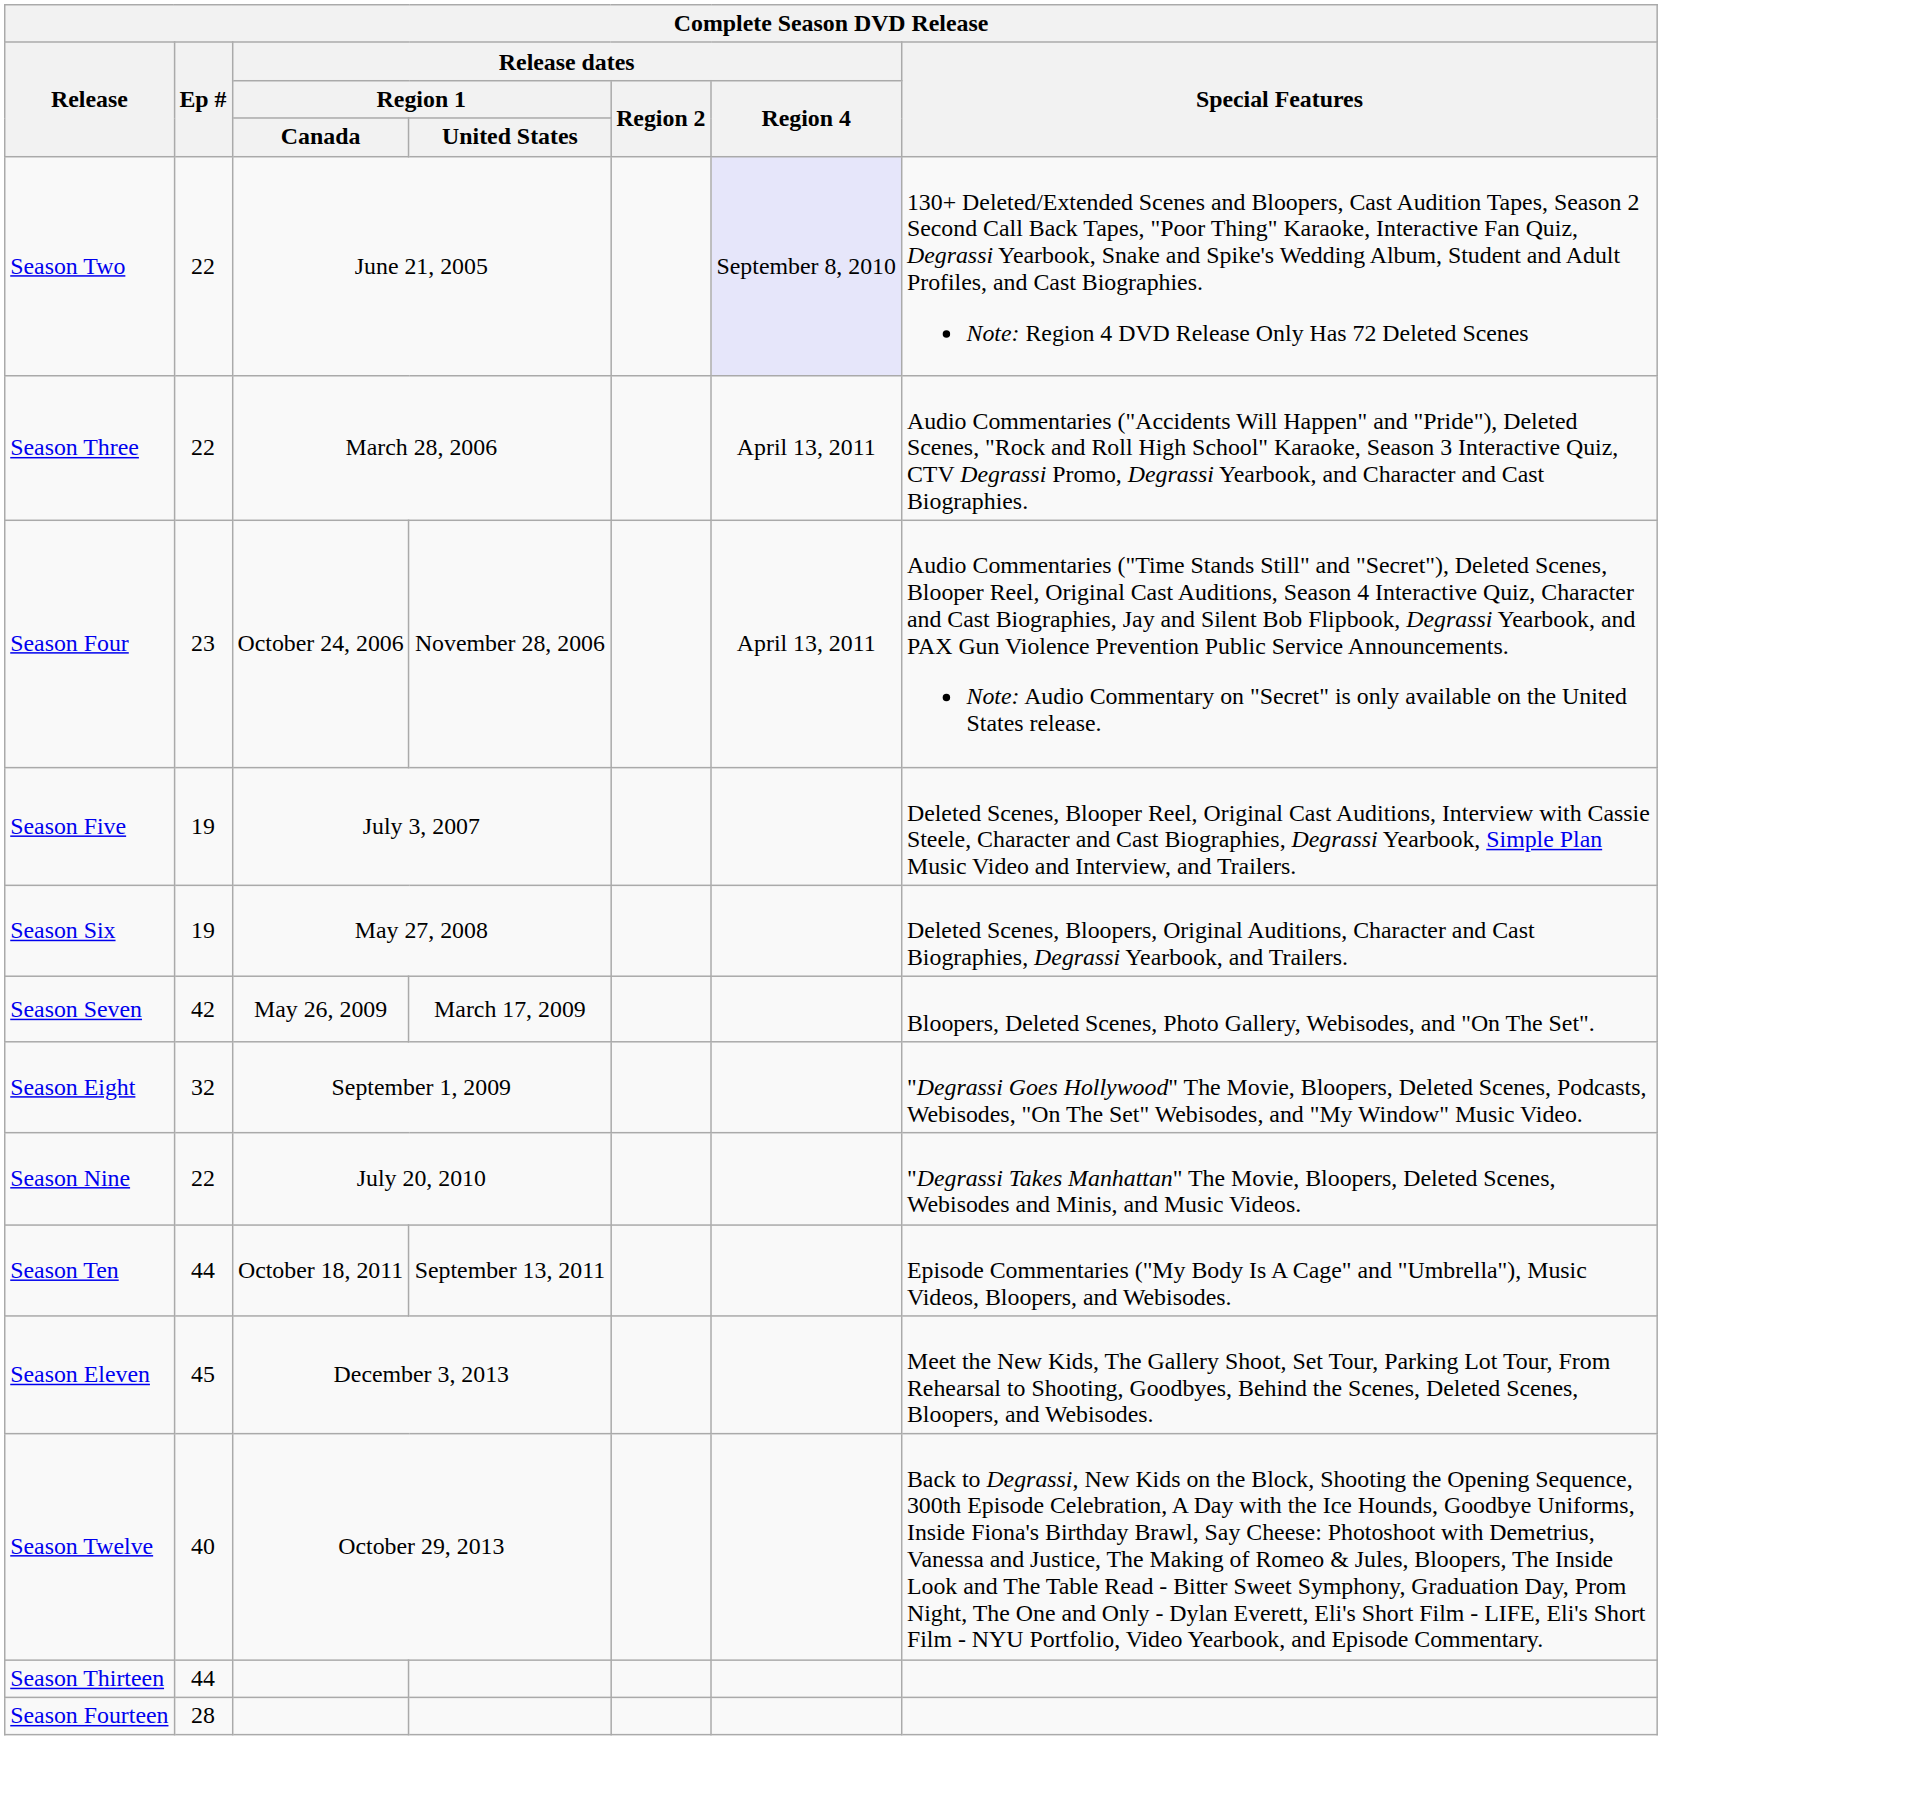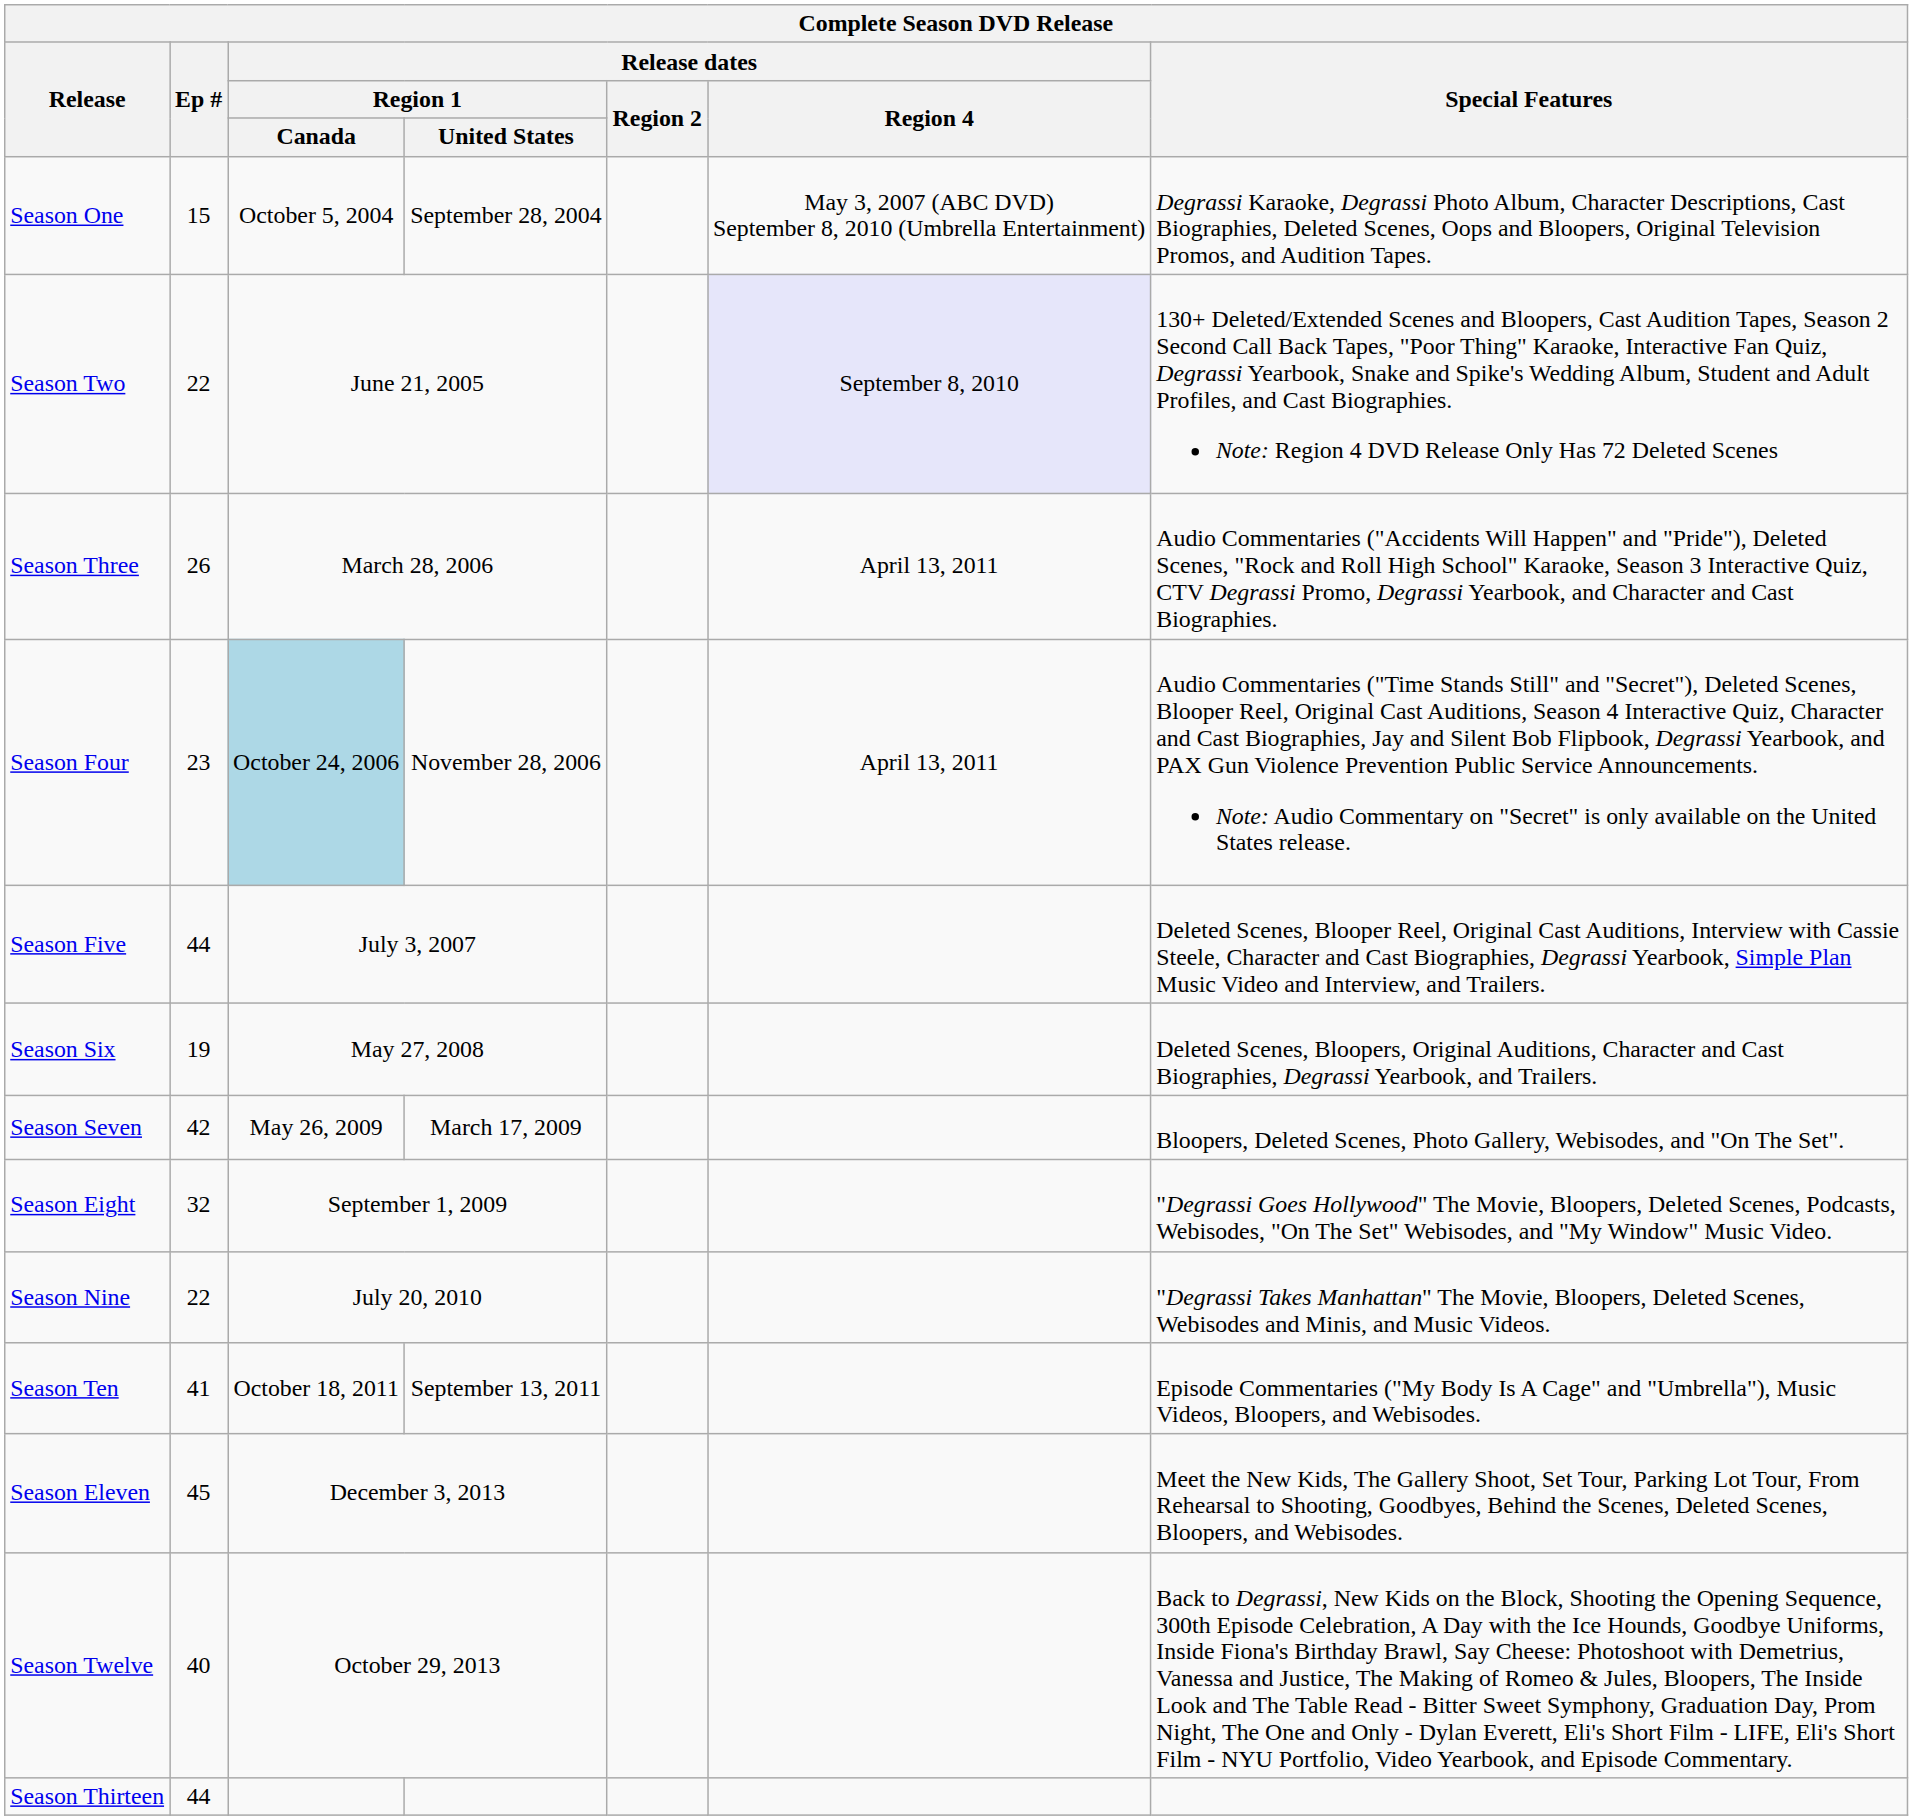+ row: (67, 214)
(203, 447) 22 -> (199, 566) 26
(321, 643) no background -> (316, 761) lightblue background
(203, 825) 19 -> (199, 944) 44
(203, 1269) 44 -> (199, 1388) 41
- row: (89, 1716)
